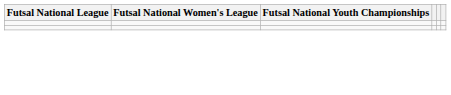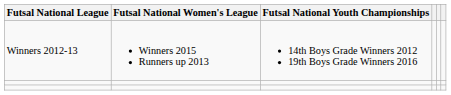+ row: (42, 50)
